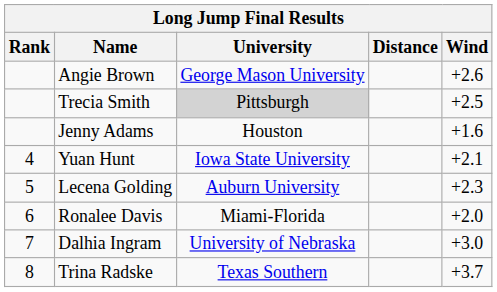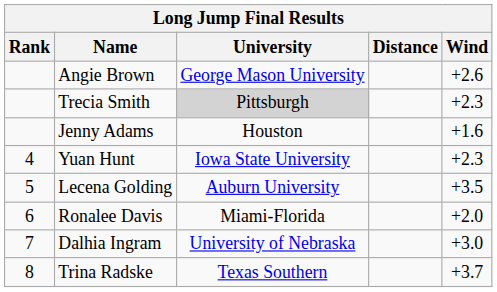(467, 103) +2.5 -> (467, 103) +2.3
(467, 159) +2.1 -> (467, 159) +2.3
(467, 187) +2.3 -> (467, 187) +3.5
